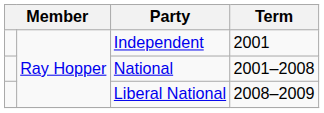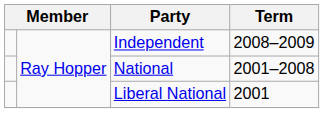(252, 42) 2001 -> (274, 42) 2008–2009
(274, 94) 2008–2009 -> (252, 94) 2001
